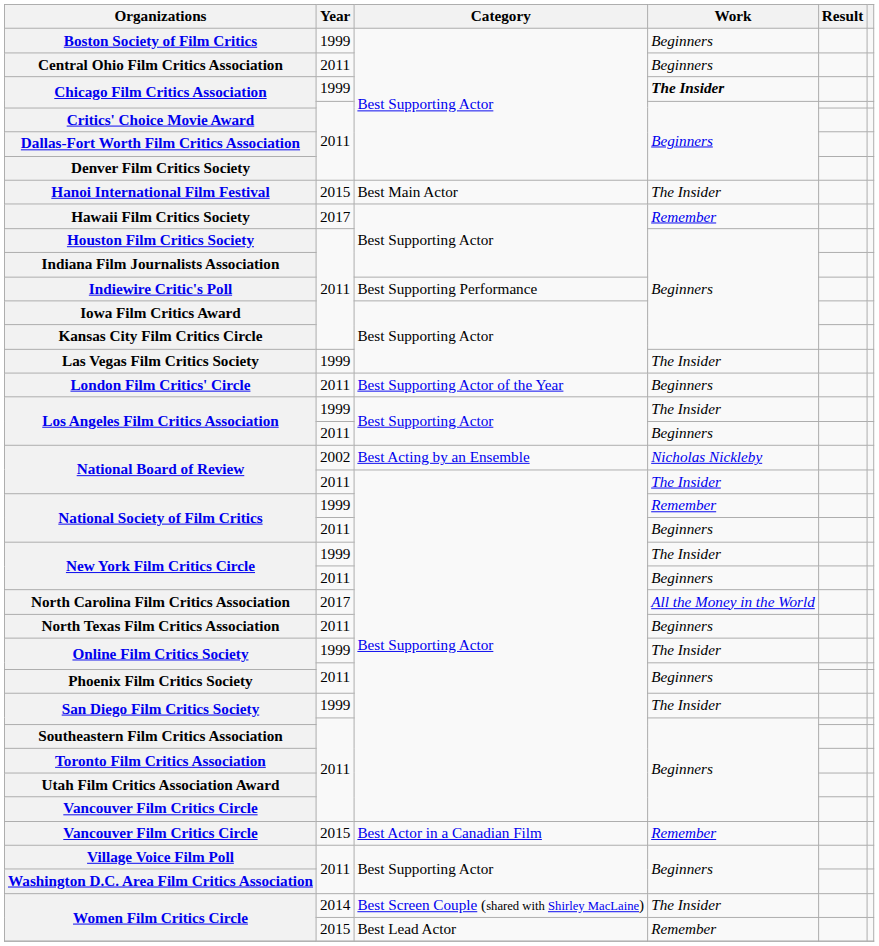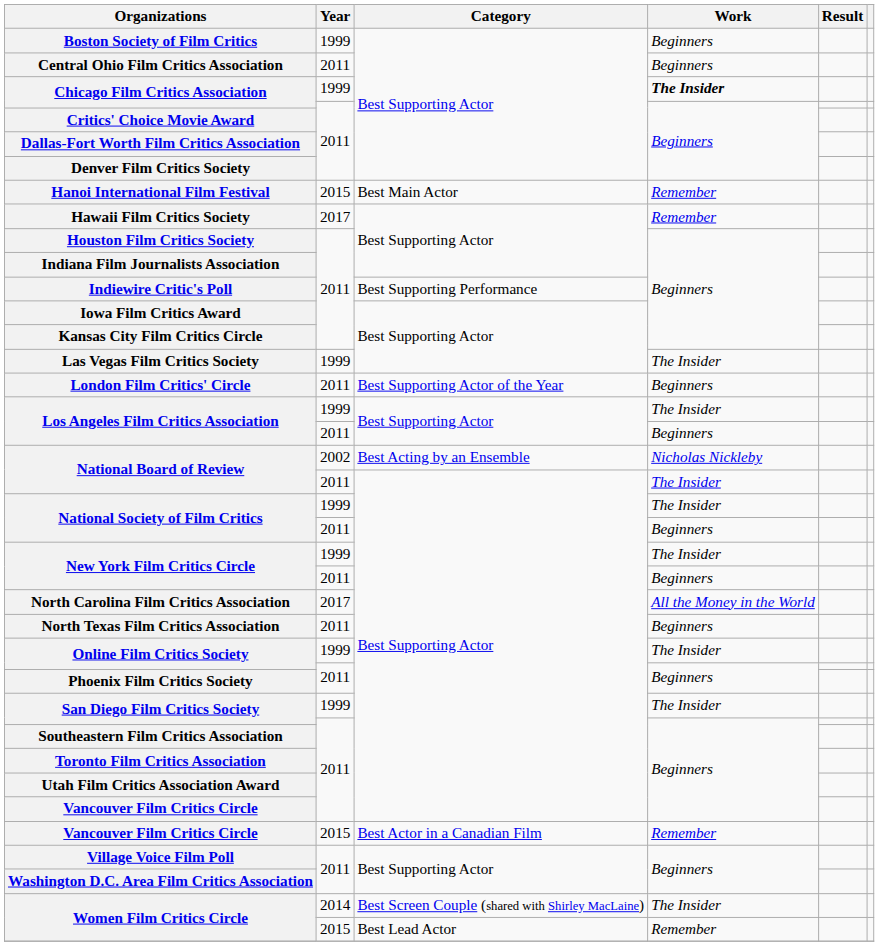(686, 192) The Insider -> (684, 192) Remember
(684, 505) Remember -> (686, 505) The Insider
